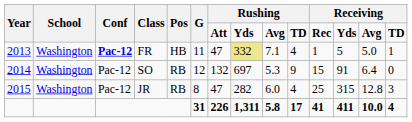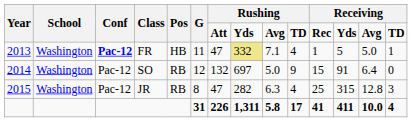(273, 70) 5.3 -> (273, 70) 5.0
(273, 88) 6.0 -> (273, 88) 6.3
